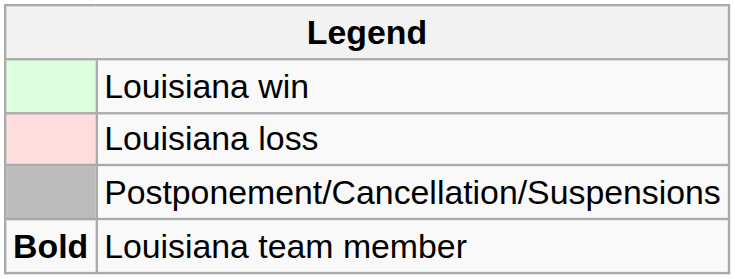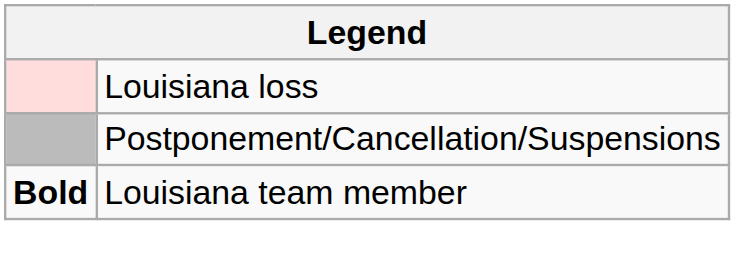- row: (207, 86)
